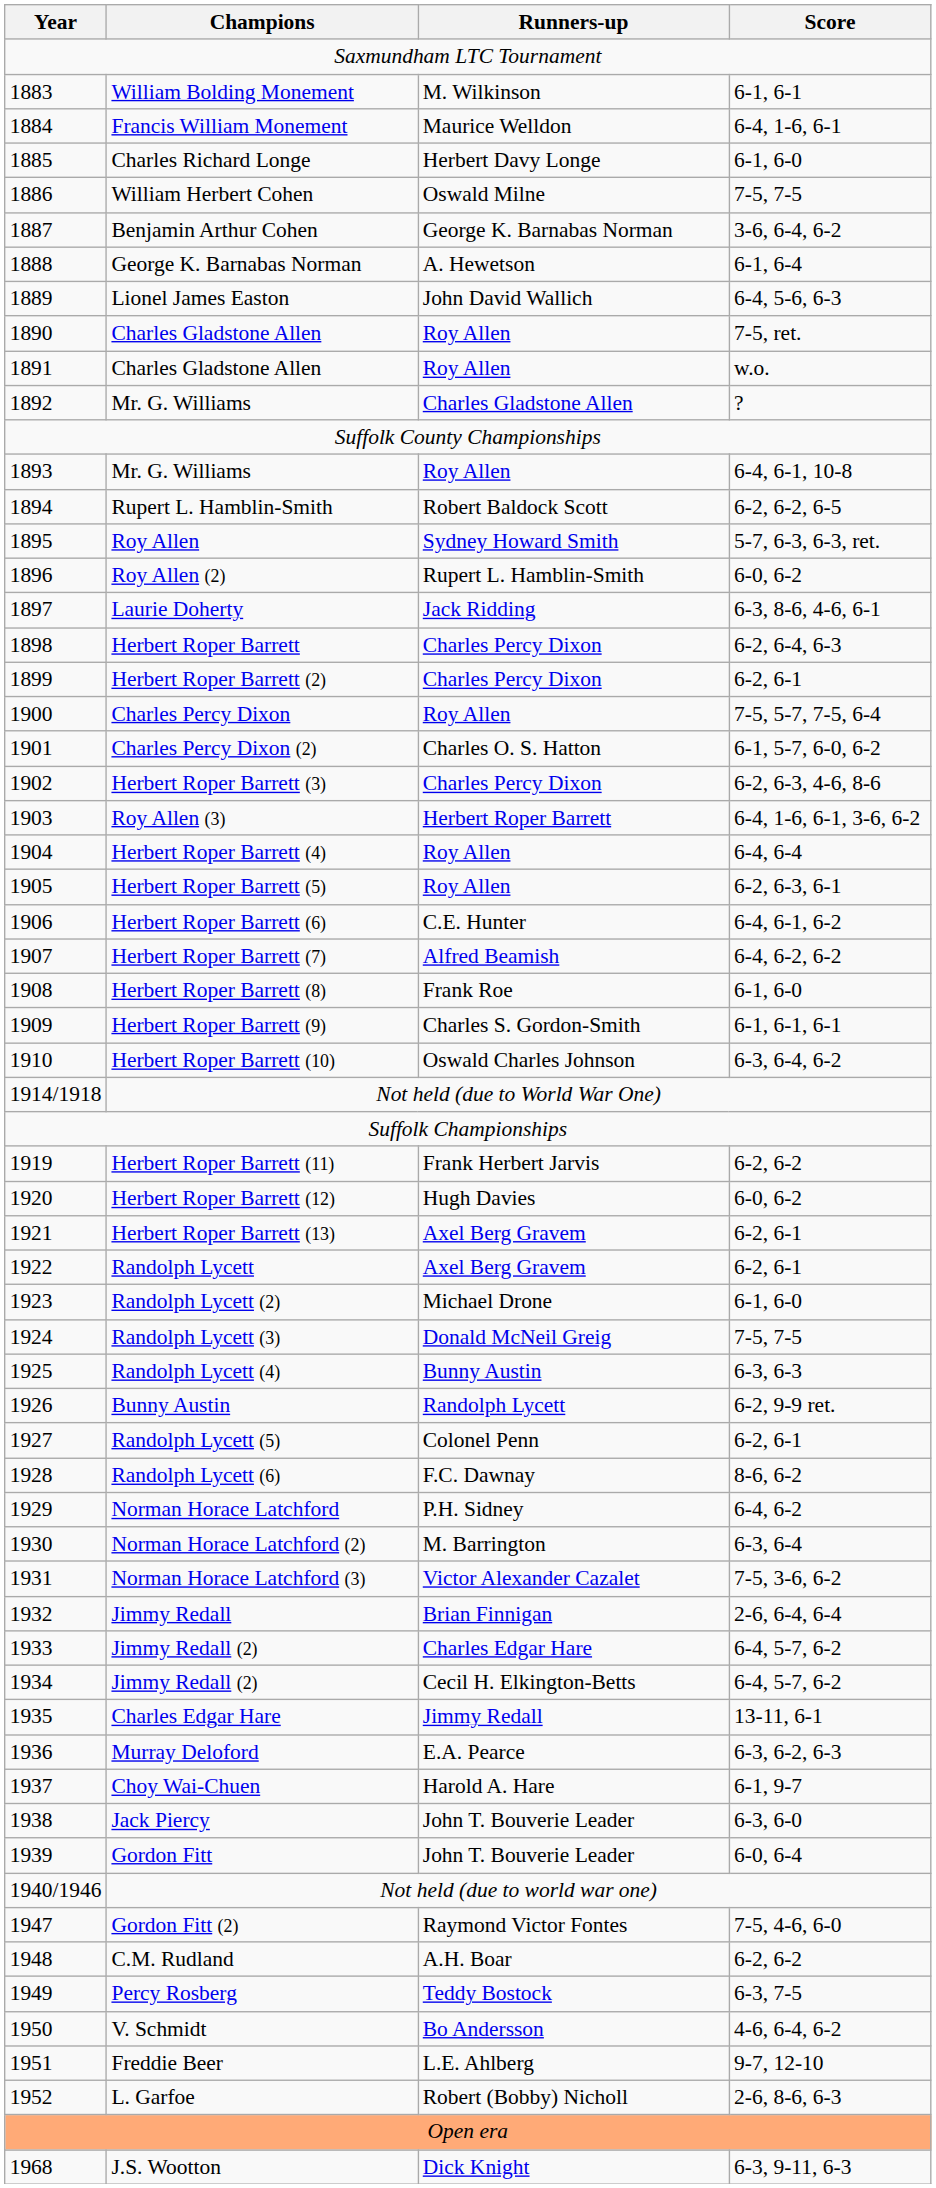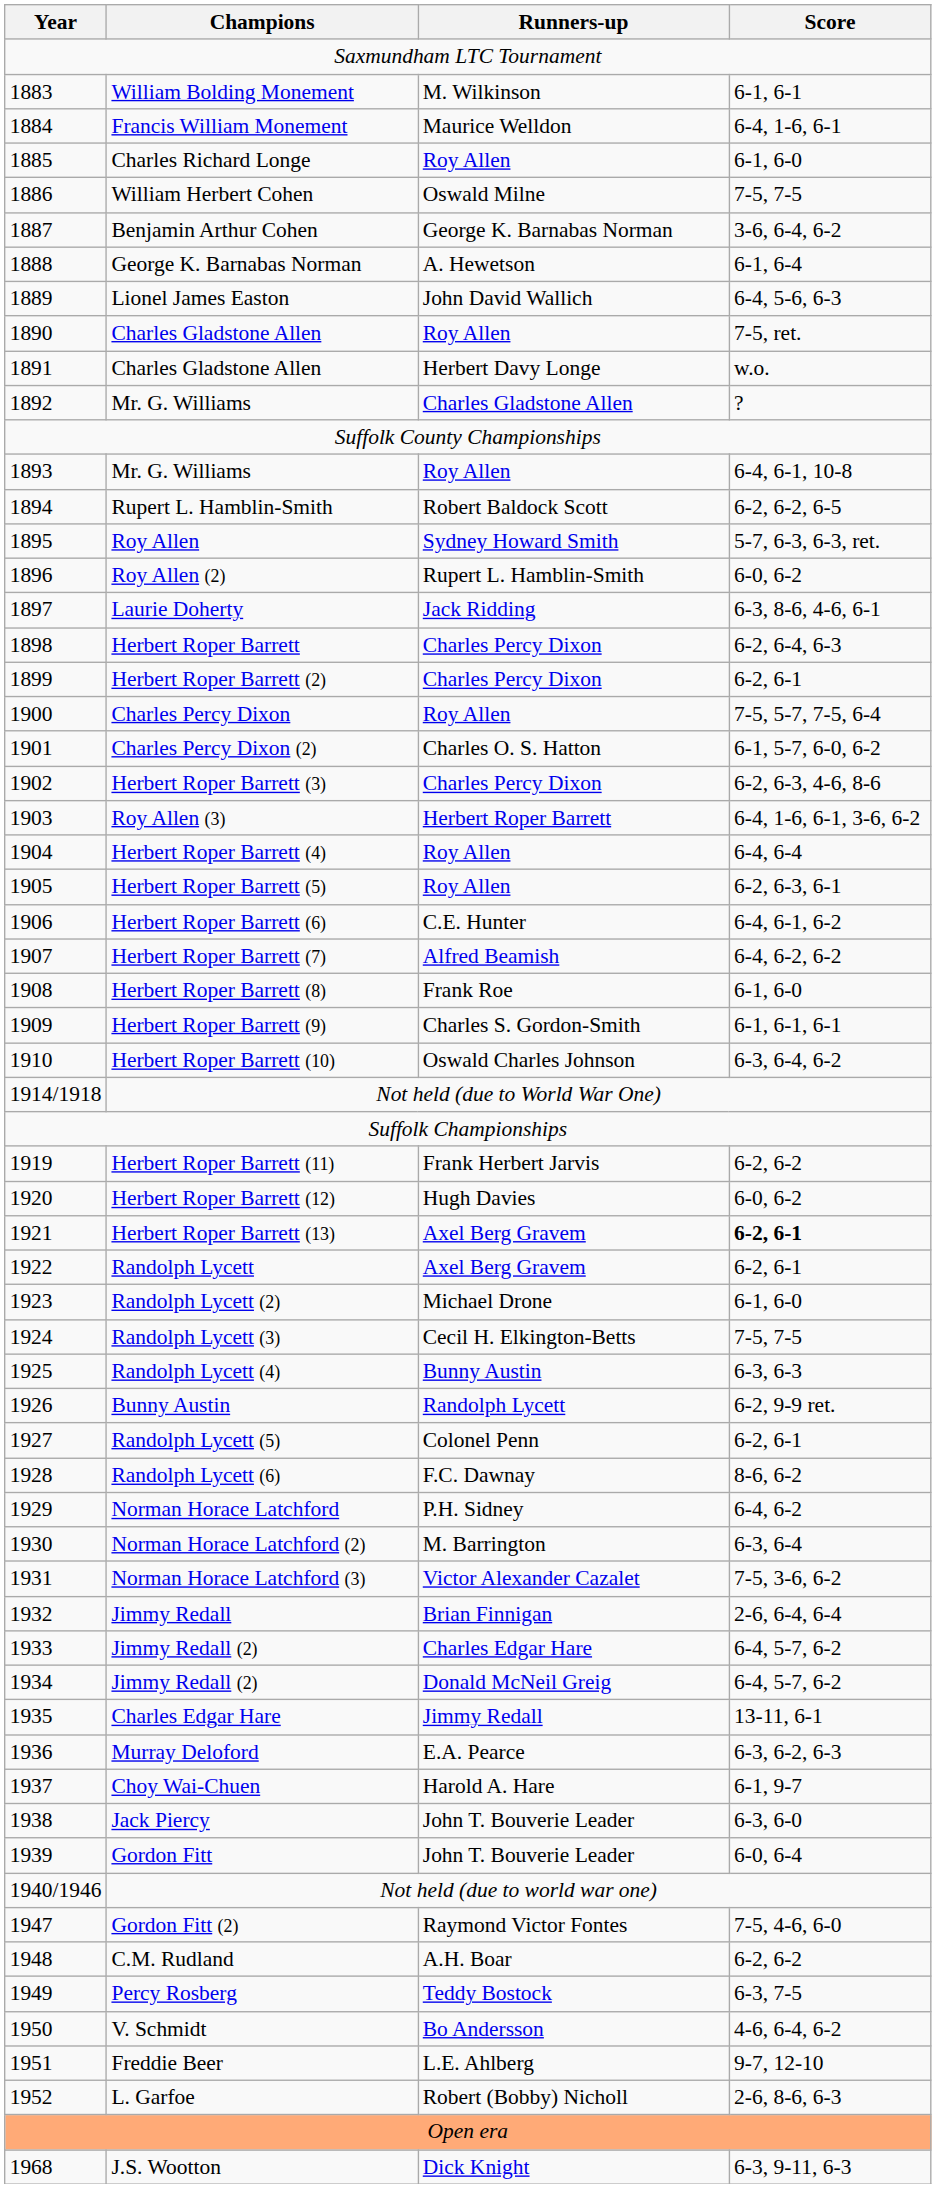(512, 159) Herbert Davy Longe -> (467, 159) Roy Allen
(467, 367) Roy Allen -> (512, 367) Herbert Davy Longe
(768, 1232) normal -> (768, 1232) bold
(517, 1335) Donald McNeil Greig -> (529, 1335) Cecil H. Elkington-Betts
(529, 1681) Cecil H. Elkington-Betts -> (517, 1681) Donald McNeil Greig
